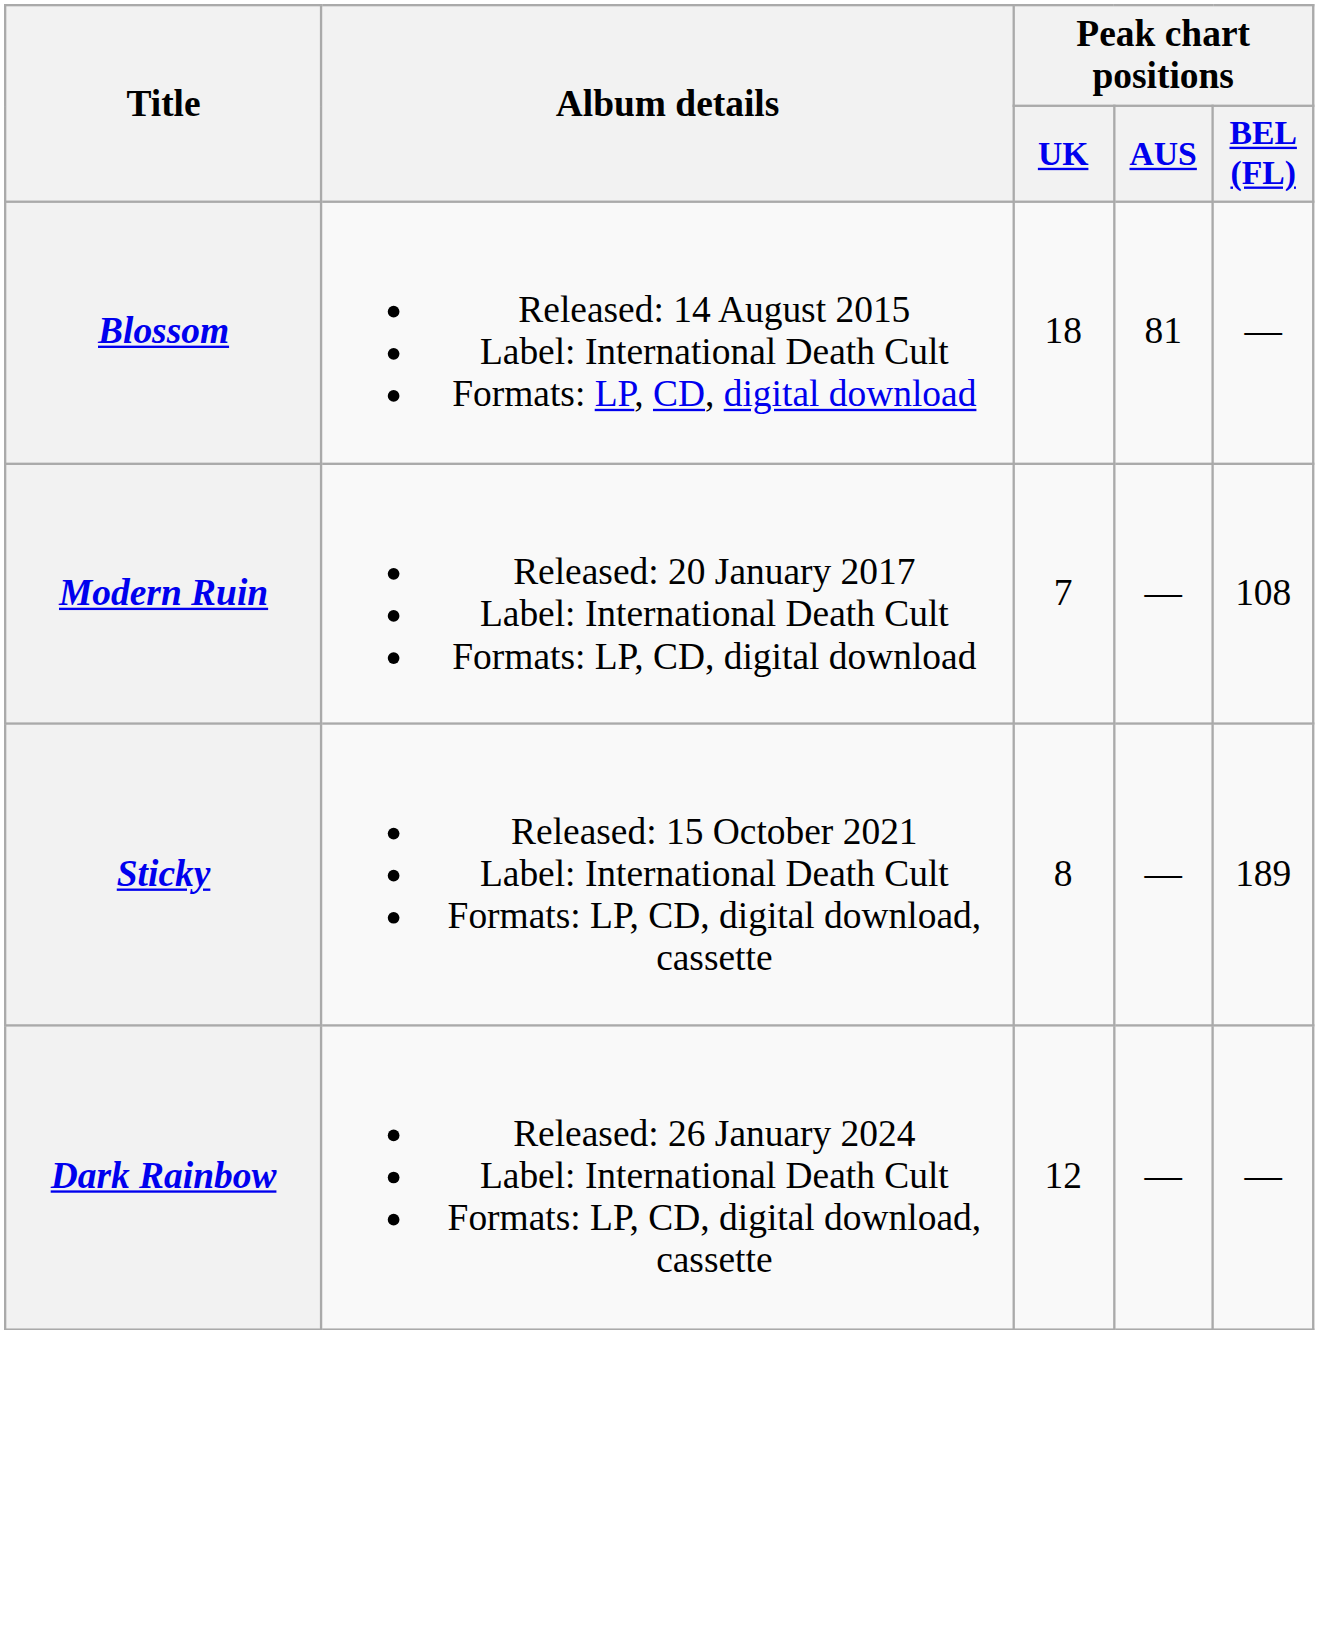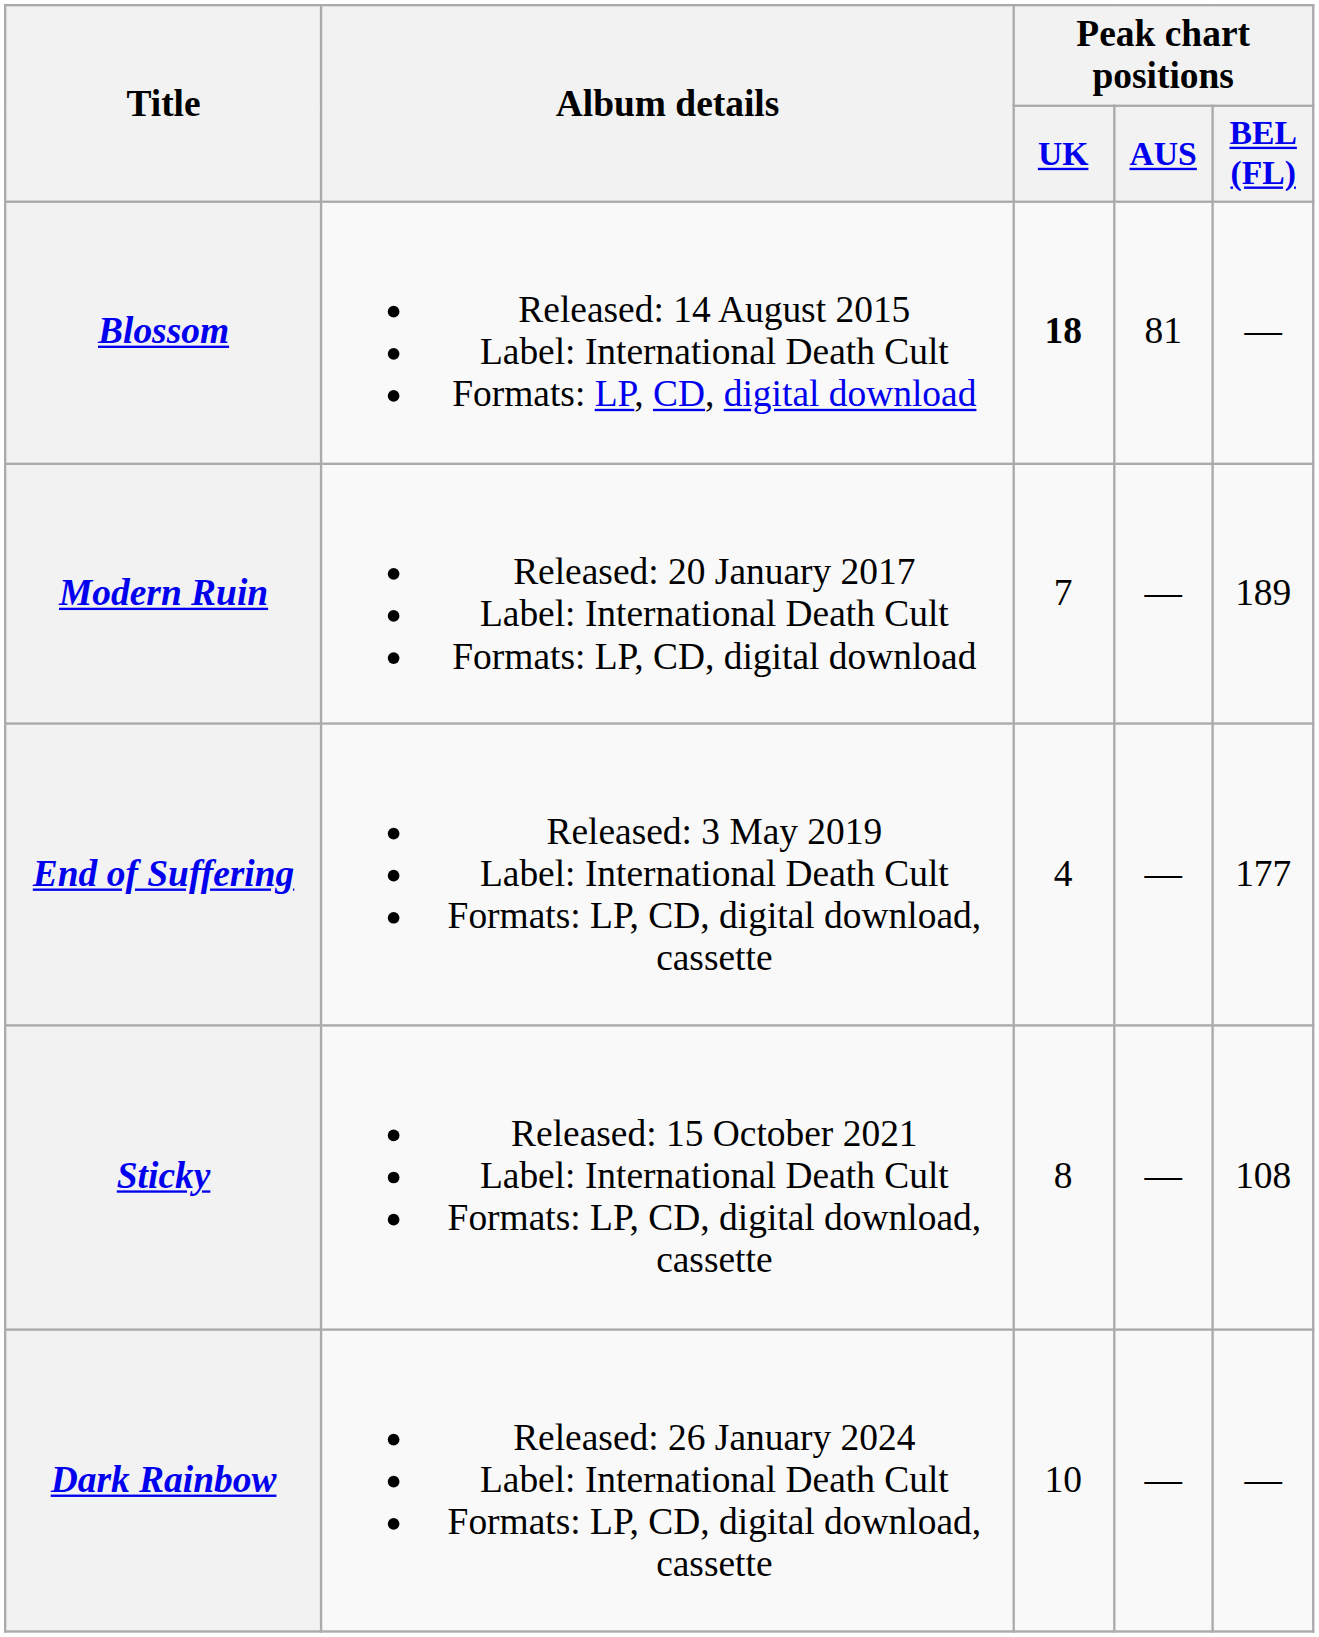(1063, 331) normal -> (1063, 331) bold
(1263, 592) 108 -> (1263, 592) 189
+ row: (164, 873)
(1263, 873) 189 -> (1263, 1176) 108
(1063, 1176) 12 -> (1063, 1479) 10
